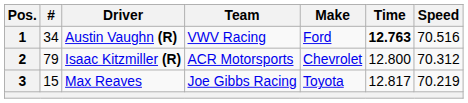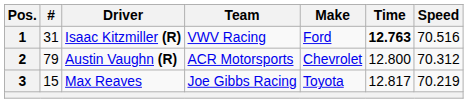(51, 37) 34 -> (51, 37) 31
(121, 37) Austin Vaughn (R) -> (123, 37) Isaac Kitzmiller (R)
(123, 59) Isaac Kitzmiller (R) -> (121, 59) Austin Vaughn (R)
